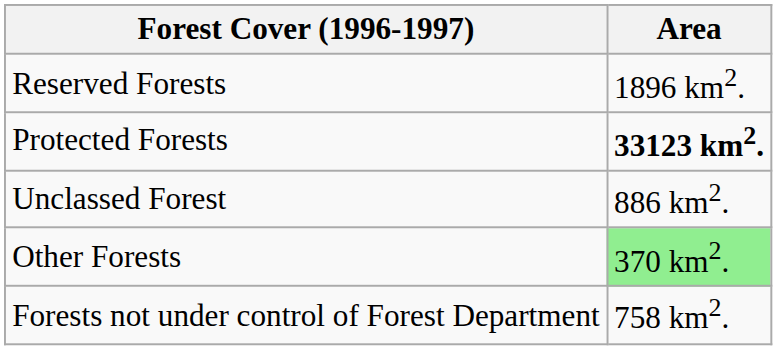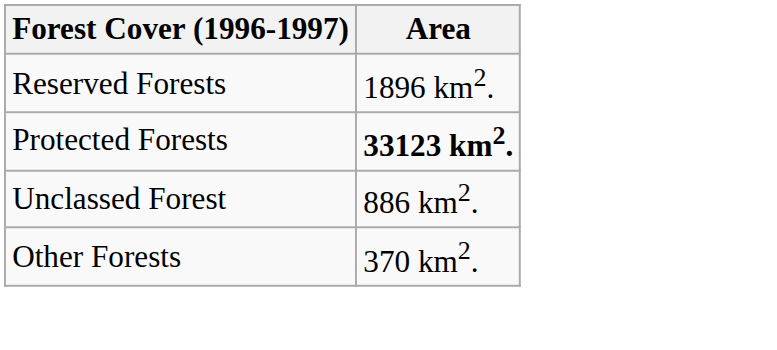(672, 256) lightgreen background -> (421, 256) no background
- row: (306, 314)
